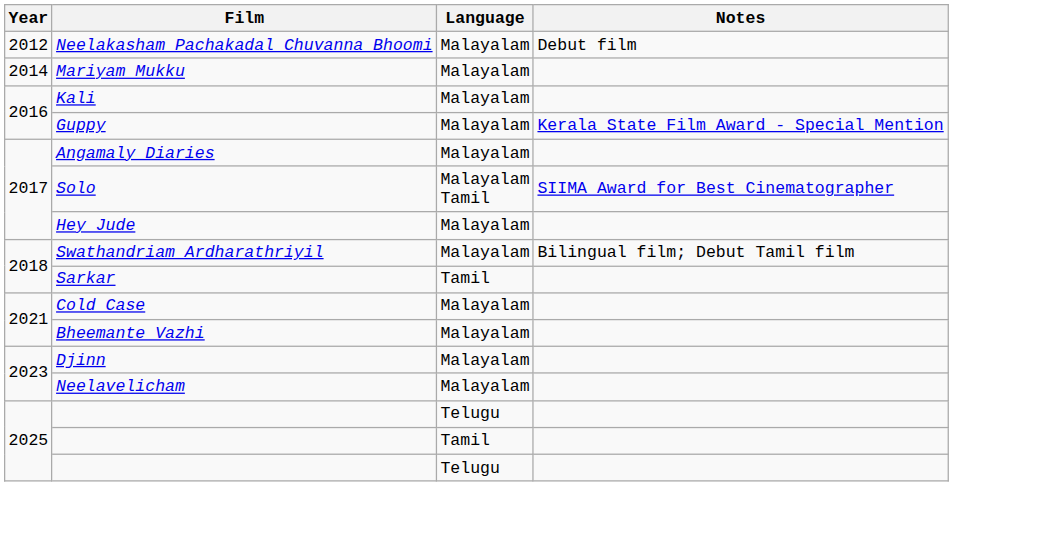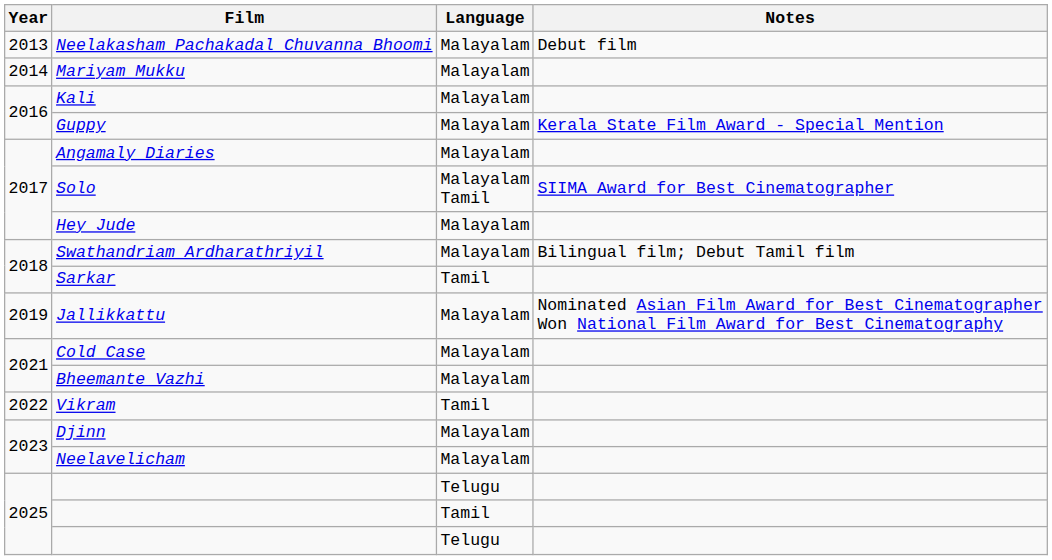(28, 45) 2012 -> (28, 45) 2013
+ row: (111, 316)
+ row: (86, 406)
